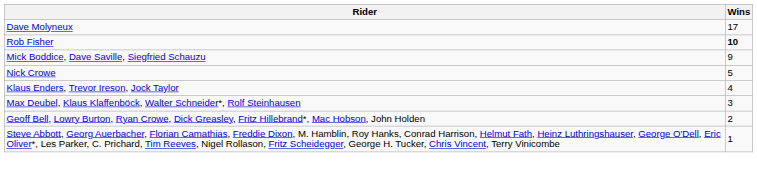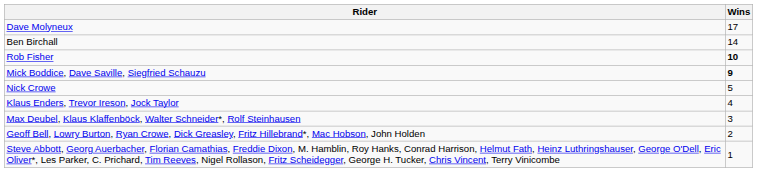+ row: (32, 42)
(730, 57) normal -> (730, 73) bold
